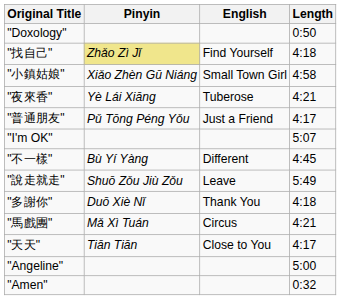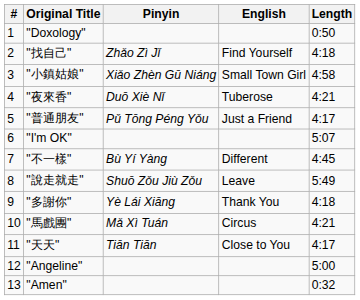+ column: (14, 14)
(114, 53) khaki background -> (133, 53) no background
(121, 96) Yè Lái Xiāng -> (135, 96) Duō Xiè Nǐ
(116, 202) Duō Xiè Nǐ -> (140, 202) Yè Lái Xiāng
